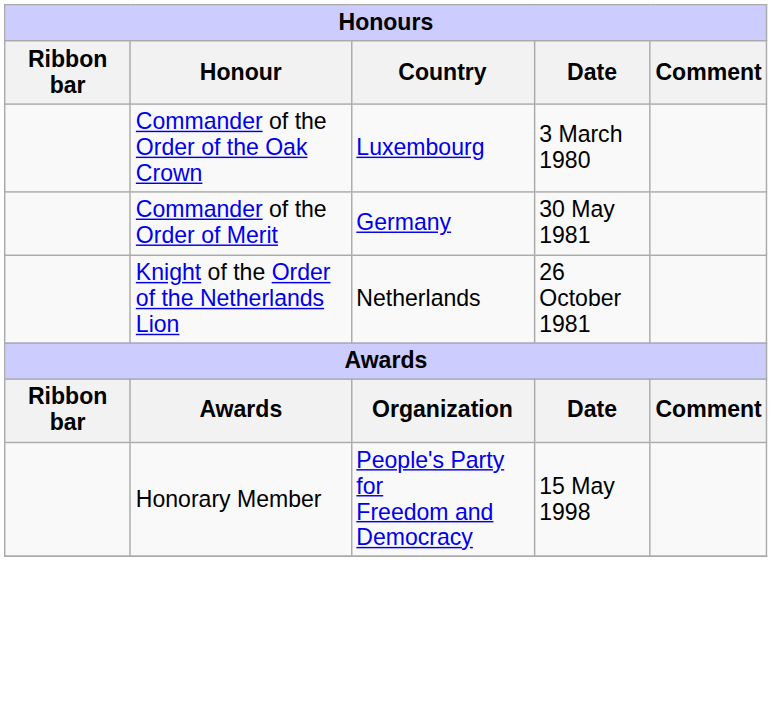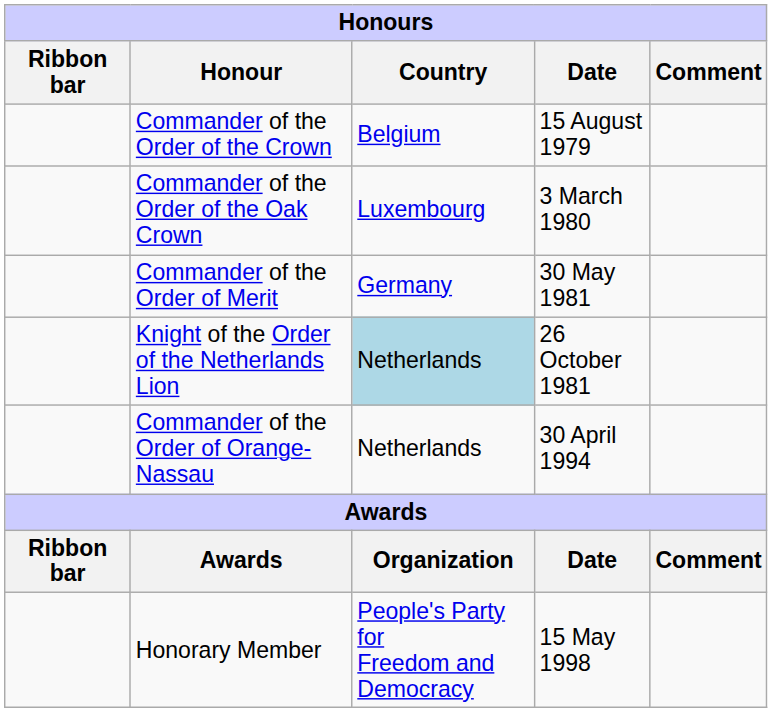+ row: (234, 134)
(418, 298) no background -> (419, 360) lightblue background
+ row: (231, 449)
